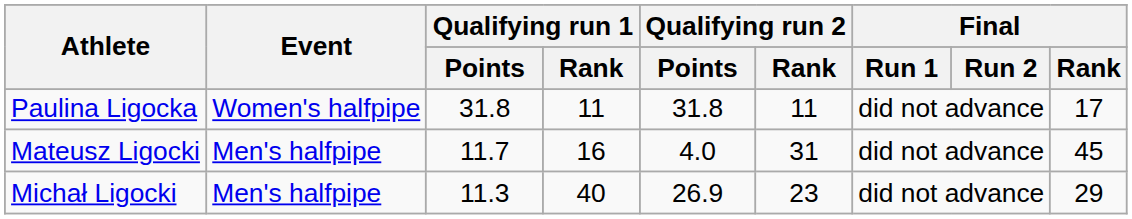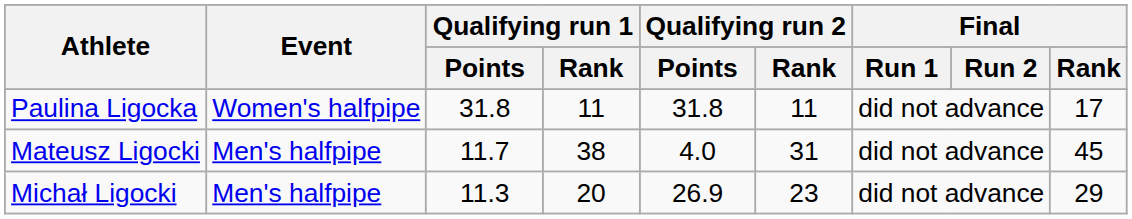(591, 151) 16 -> (591, 151) 38
(591, 193) 40 -> (591, 193) 20
